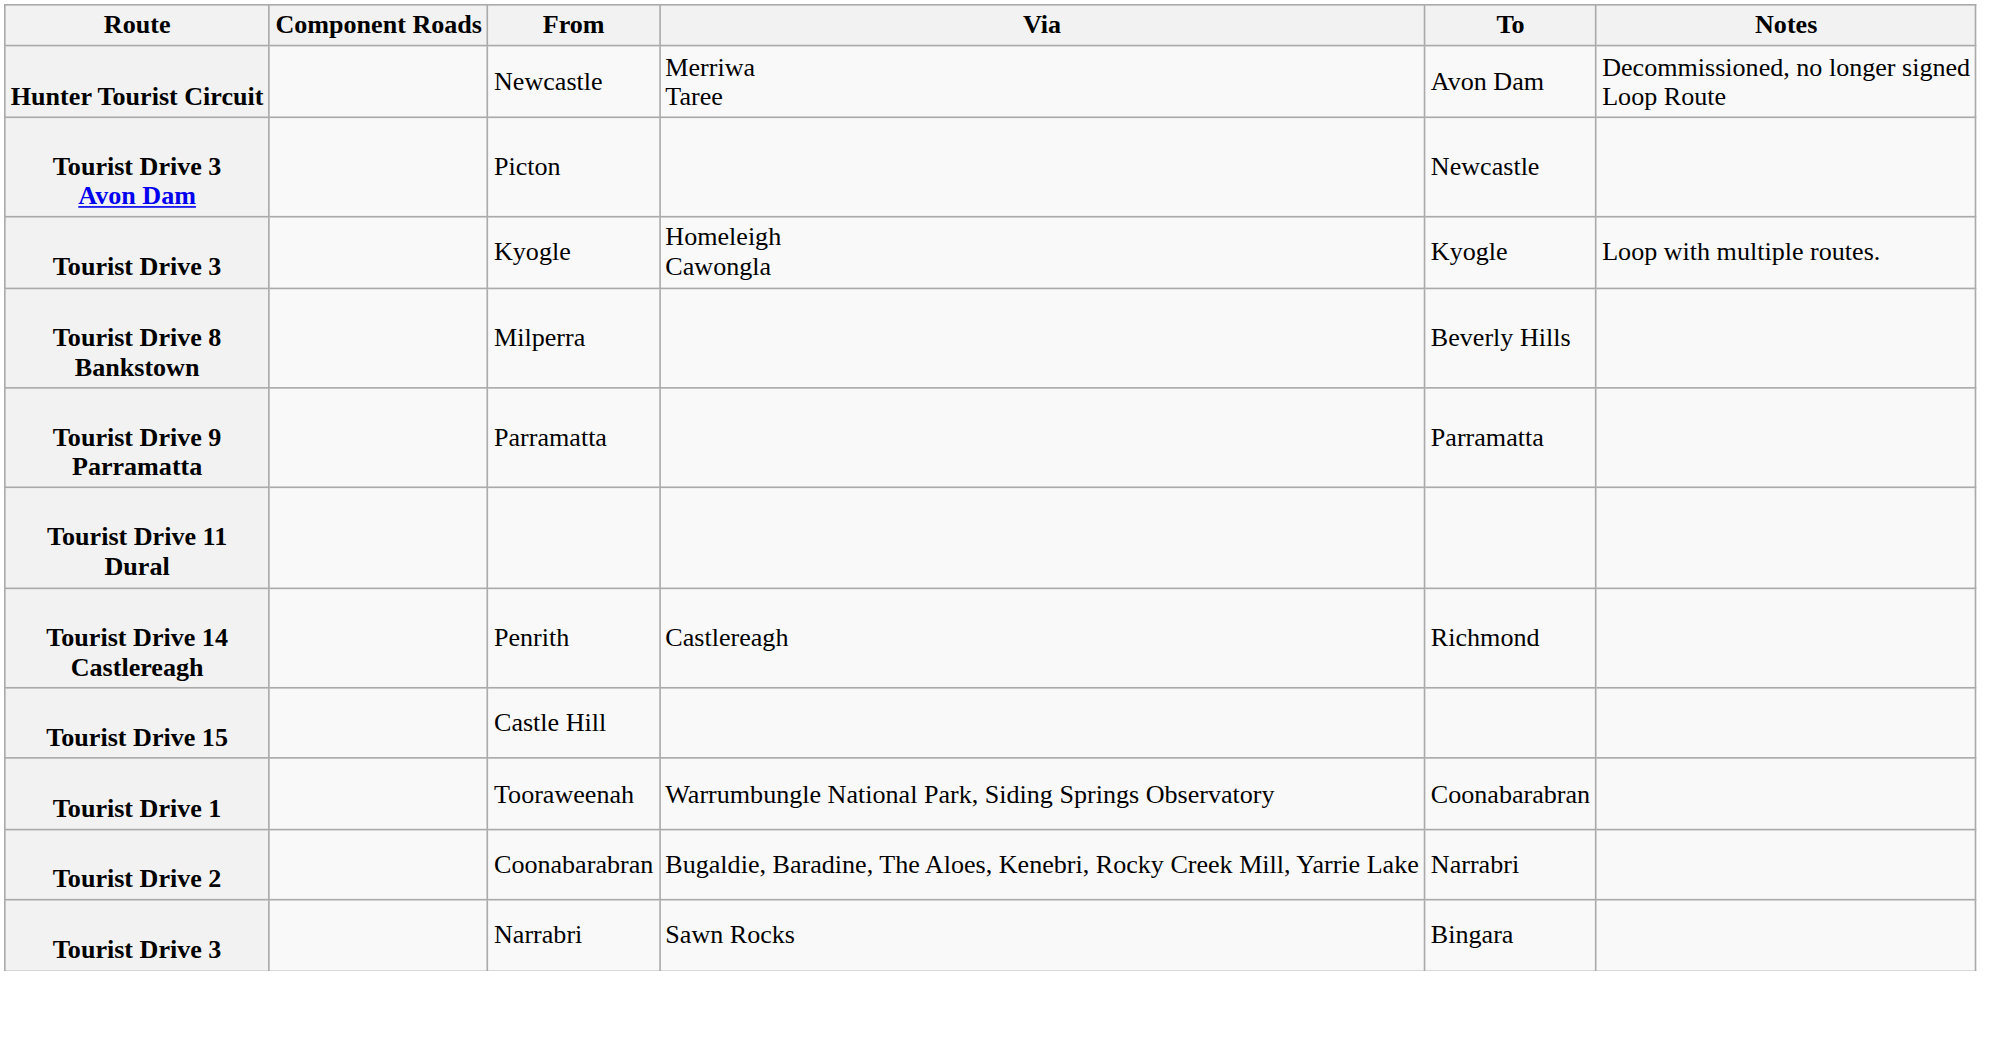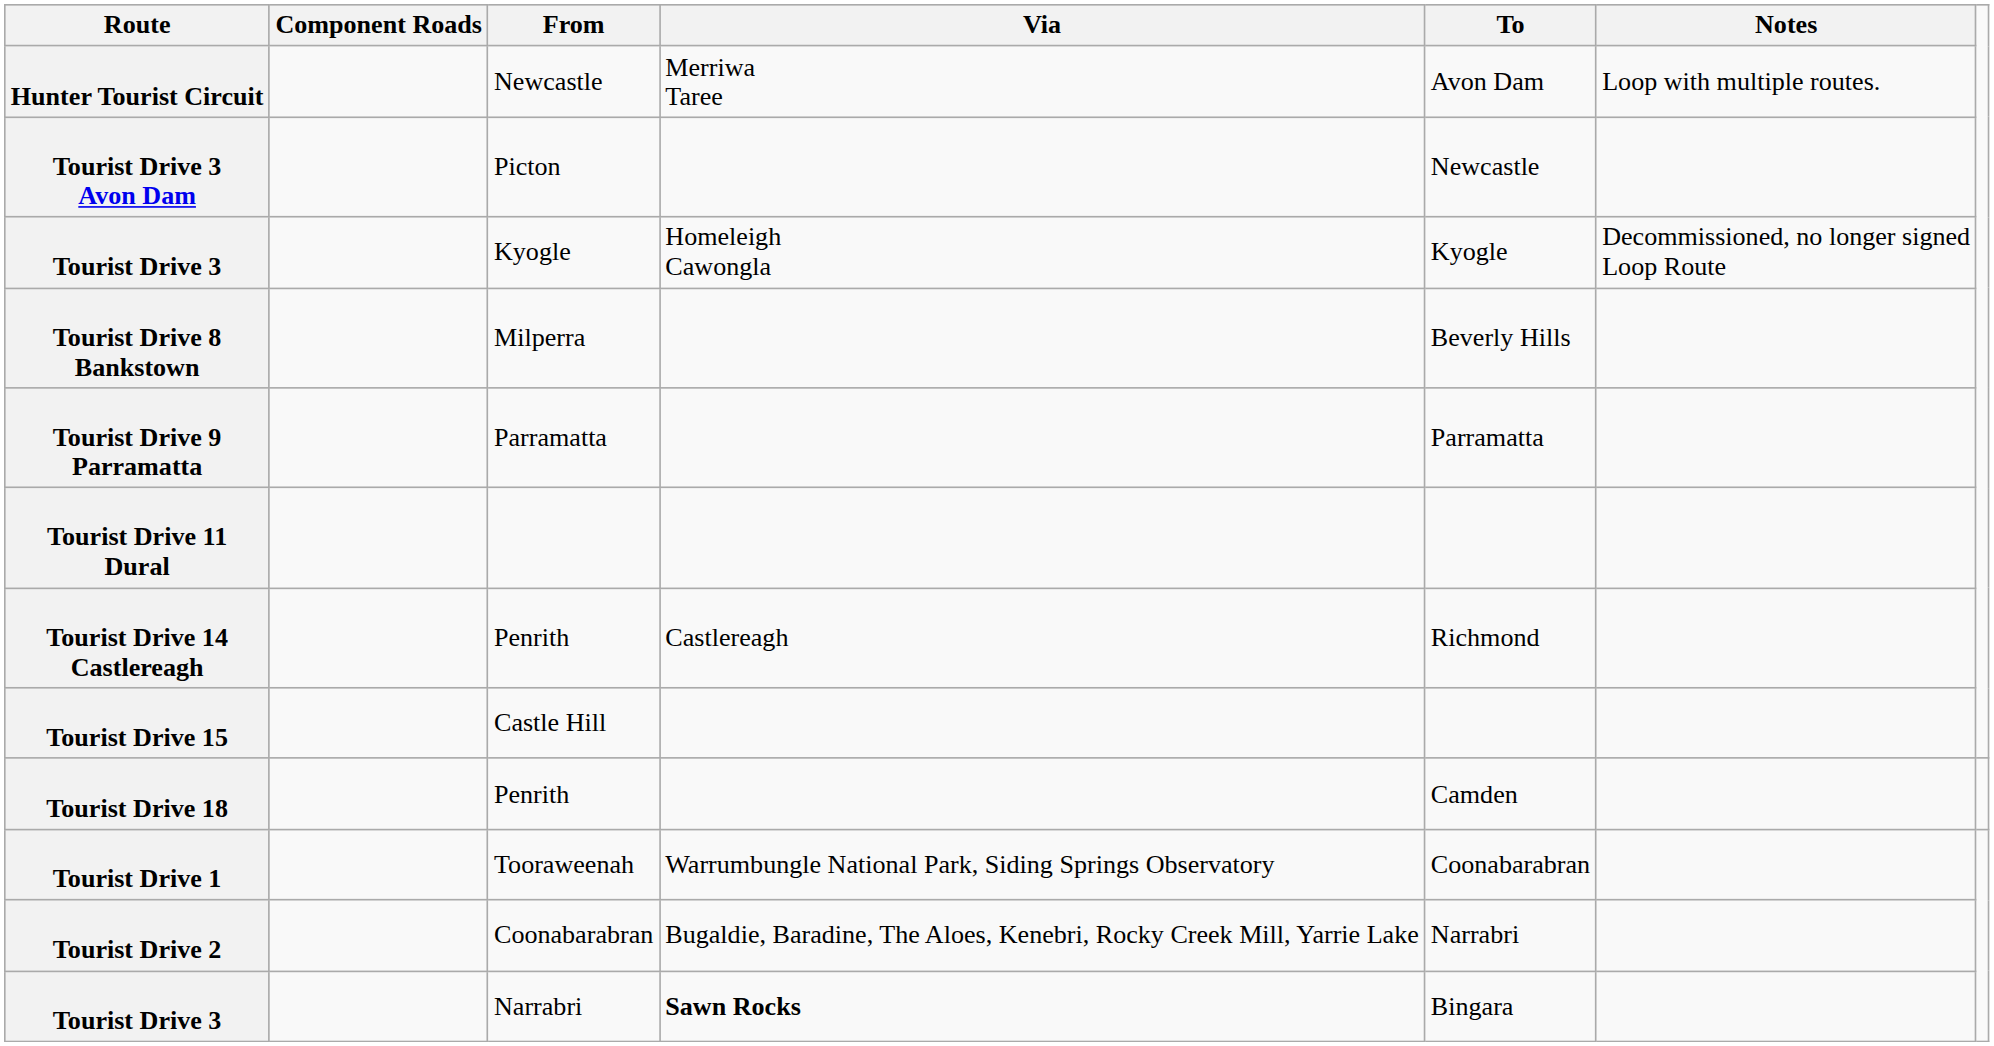(1786, 81) Decommissioned, no longer signed Loop Route -> (1741, 81) Loop with multiple routes.
(1741, 251) Loop with multiple routes. -> (1786, 251) Decommissioned, no longer signed Loop Route
+ row: (137, 808)
(730, 934) normal -> (733, 1005) bold
